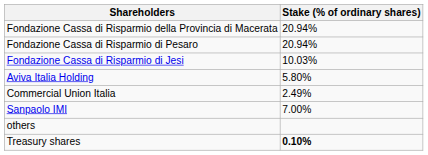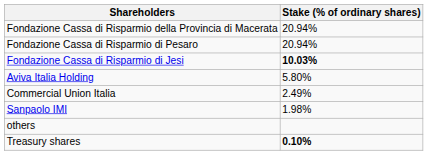(300, 61) normal -> (300, 61) bold
(297, 110) 7.00% -> (297, 110) 1.98%
